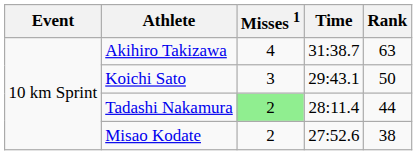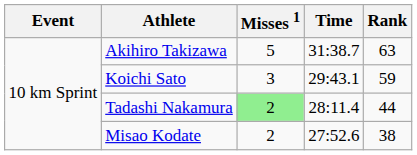(270, 51) 4 -> (270, 51) 5
(387, 79) 50 -> (387, 79) 59
